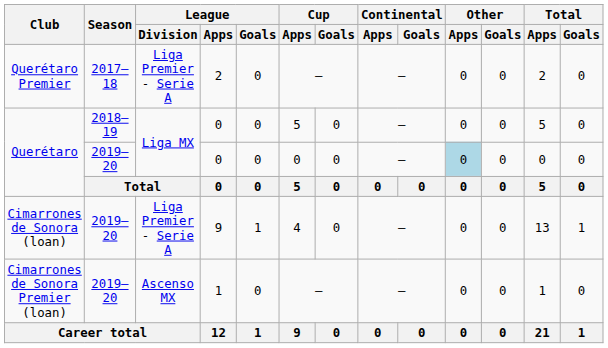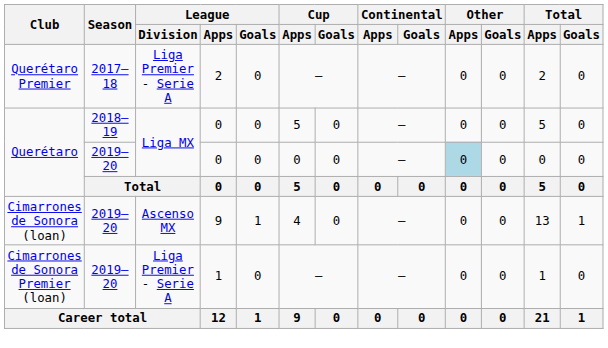(168, 228) Liga Premier - Serie A -> (168, 221) Ascenso MX
(168, 291) Ascenso MX -> (168, 277) Liga Premier - Serie A
